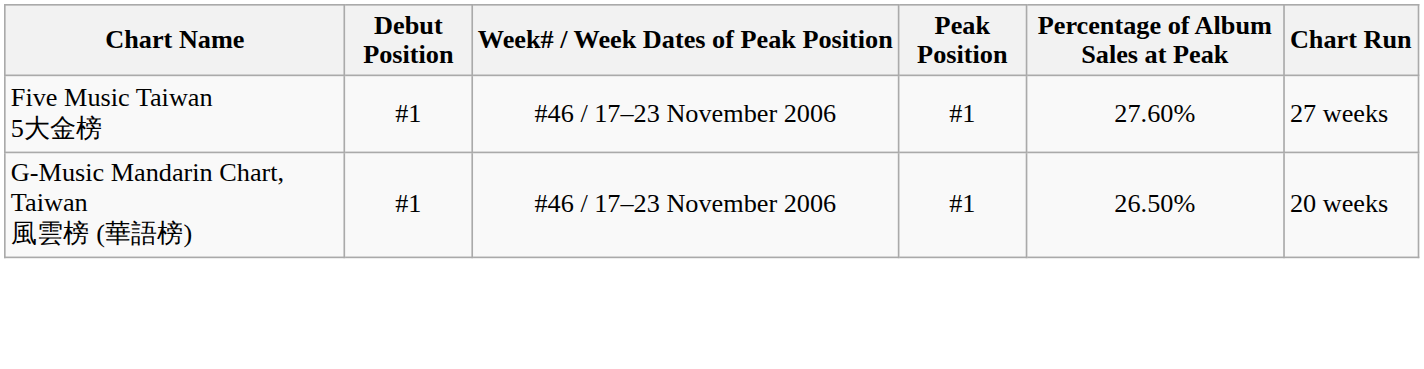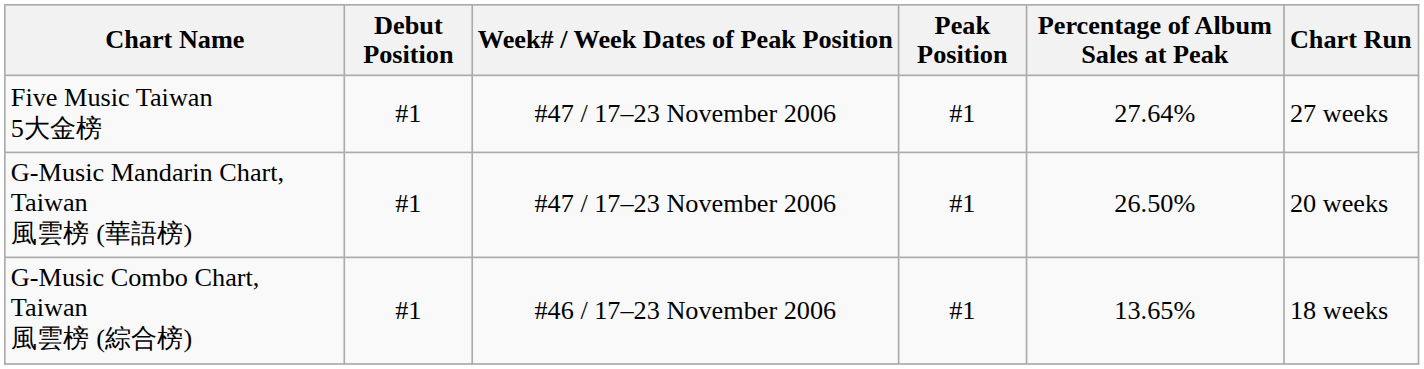(685, 113) #46 / 17–23 November 2006 -> (685, 113) #47 / 17–23 November 2006
(1155, 113) 27.60% -> (1155, 113) 27.64%
(685, 204) #46 / 17–23 November 2006 -> (685, 204) #47 / 17–23 November 2006
+ row: (135, 308)
